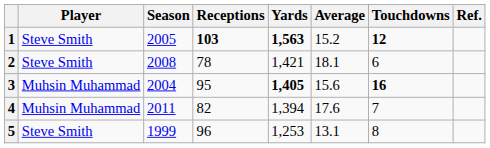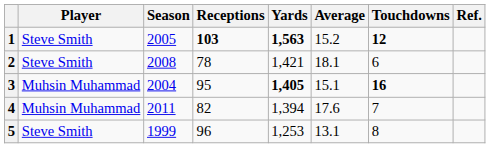(327, 85) 15.6 -> (327, 85) 15.1
